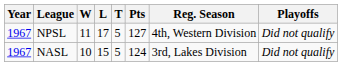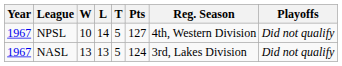(85, 33) 11 -> (86, 33) 10
(103, 33) 17 -> (103, 33) 14
(86, 52) 10 -> (86, 52) 13
(103, 52) 15 -> (103, 52) 13
